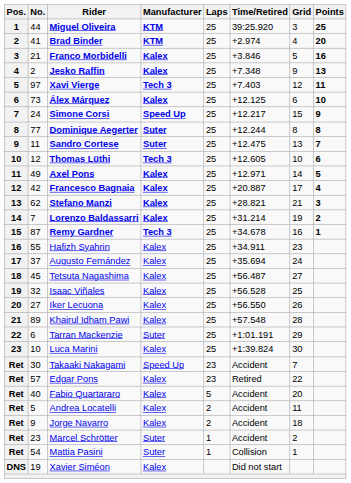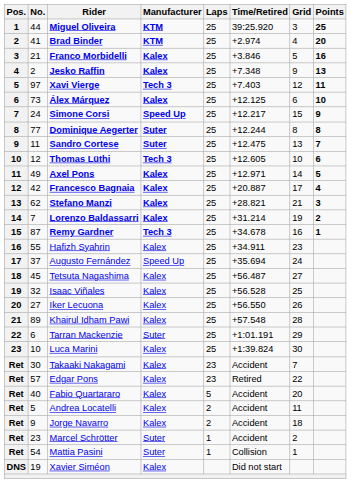(155, 261) Kalex -> (164, 261) Speed Up
(164, 364) Speed Up -> (155, 364) Kalex
